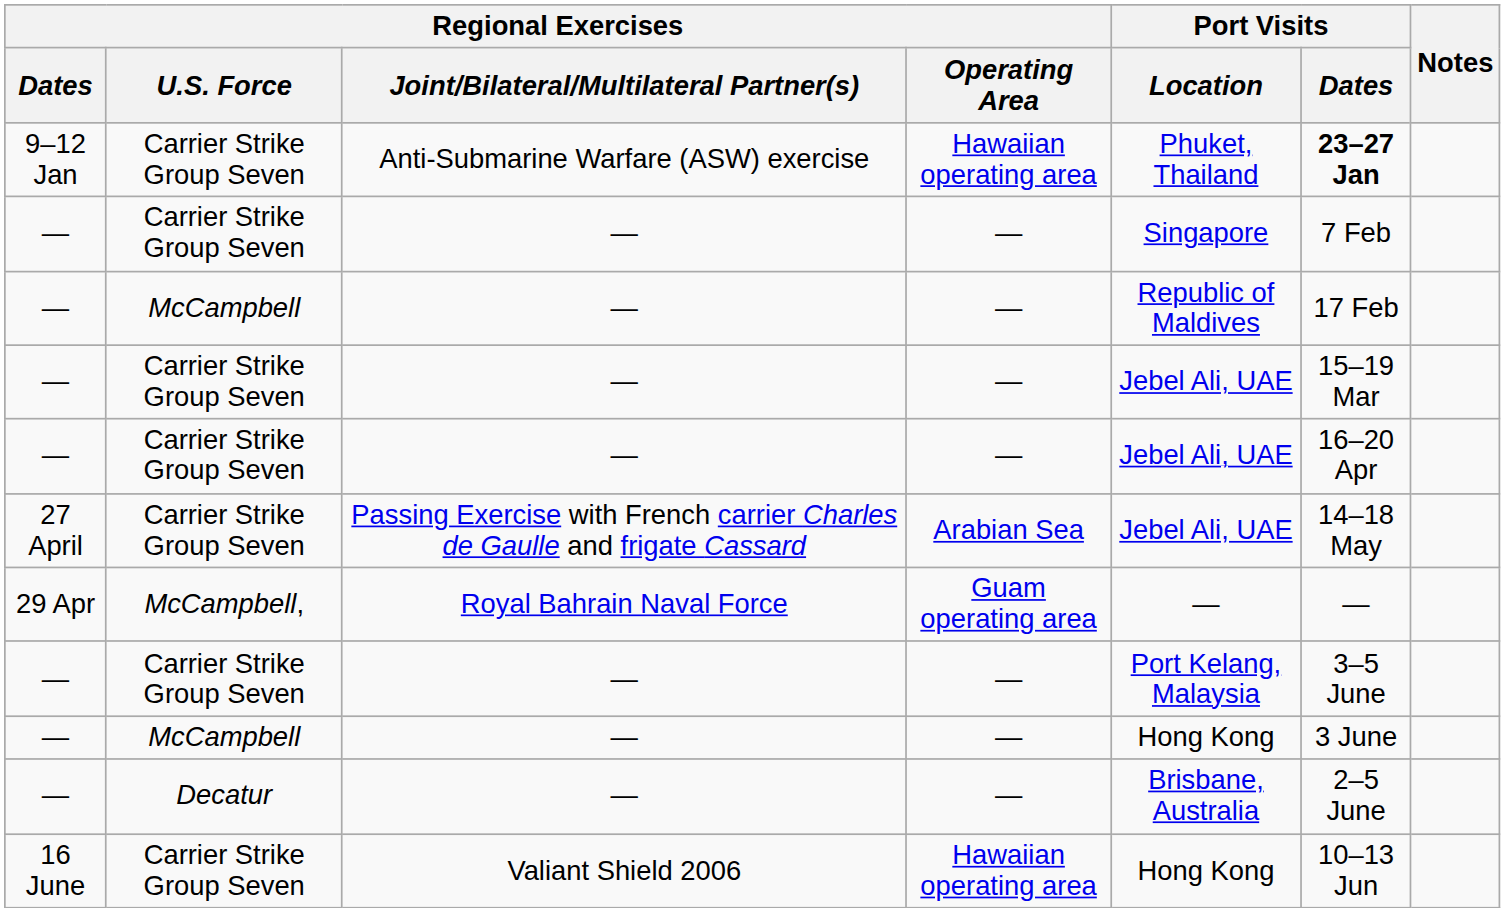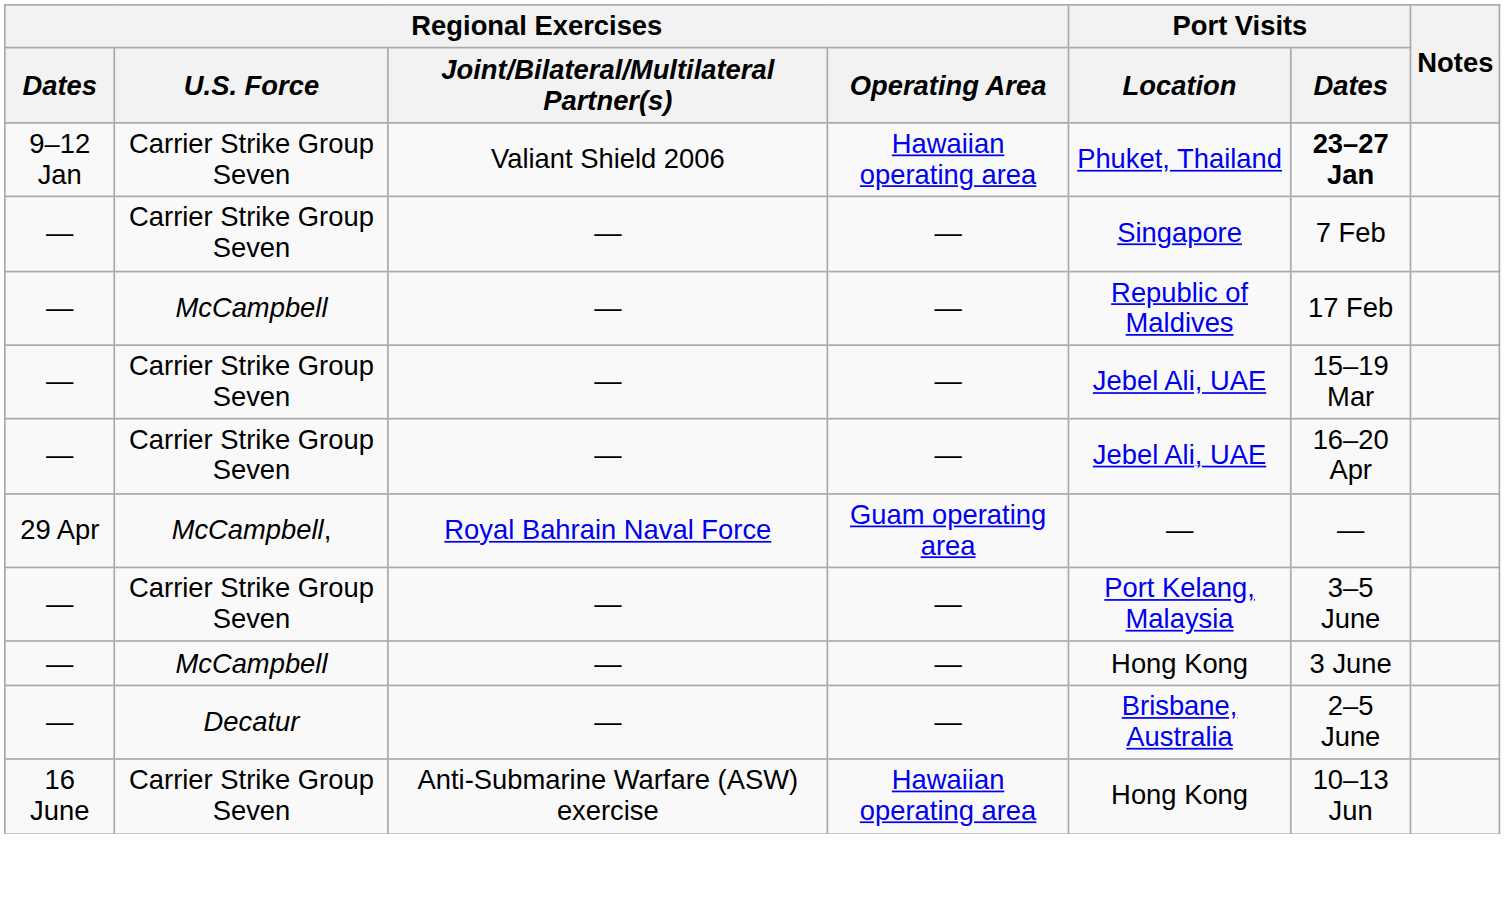(624, 159) Anti-Submarine Warfare (ASW) exercise -> (608, 159) Valiant Shield 2006
- row: (56, 530)
(624, 870) Valiant Shield 2006 -> (608, 795) Anti-Submarine Warfare (ASW) exercise
